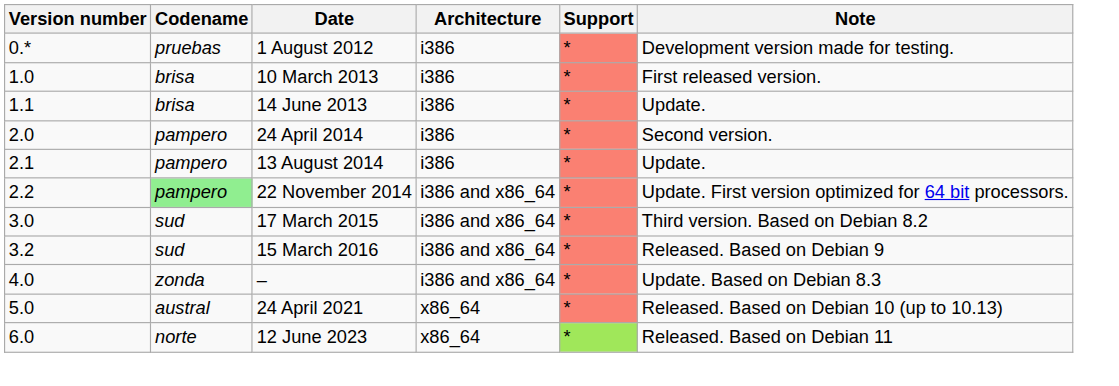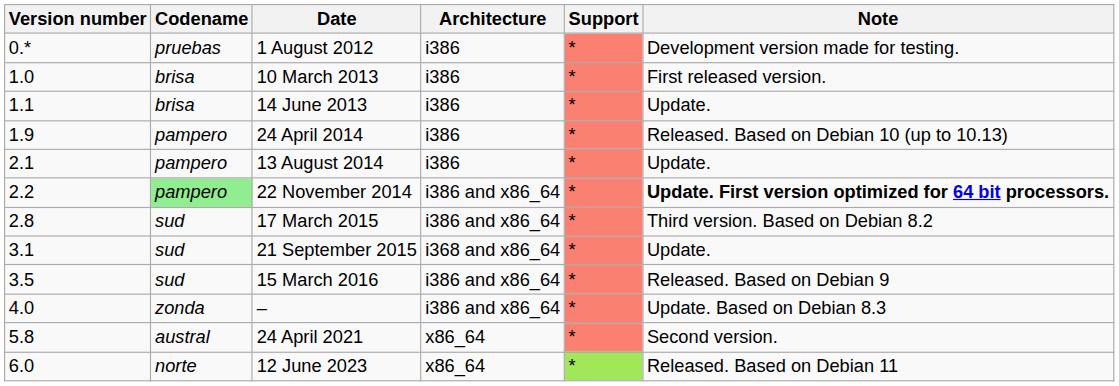(21, 134) 2.0 -> (21, 134) 1.9
(707, 134) Second version. -> (827, 134) Released. Based on Debian 10 (up to 10.13)
(855, 192) normal -> (878, 192) bold
(21, 221) 3.0 -> (21, 221) 2.8
+ row: (337, 250)
(21, 250) 3.2 -> (21, 279) 3.5
(21, 308) 5.0 -> (21, 337) 5.8
(822, 308) Released. Based on Debian 10 (up to 10.13) -> (712, 337) Second version.
